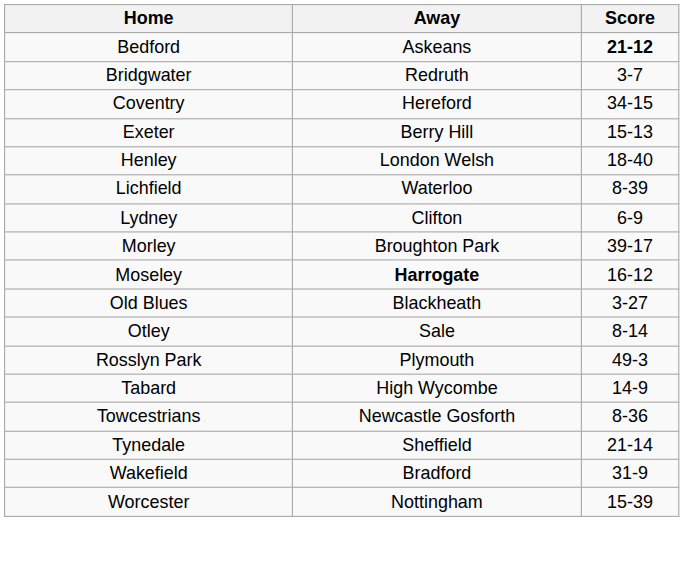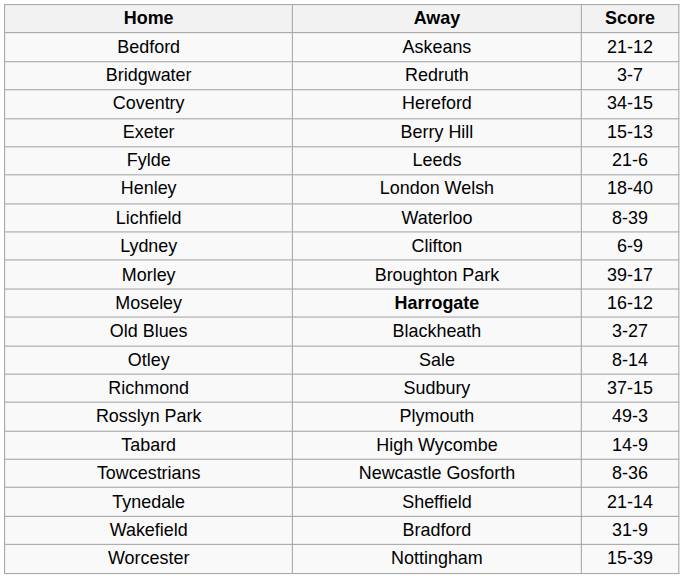(630, 47) bold -> (630, 47) normal
+ row: (149, 160)
+ row: (149, 388)
